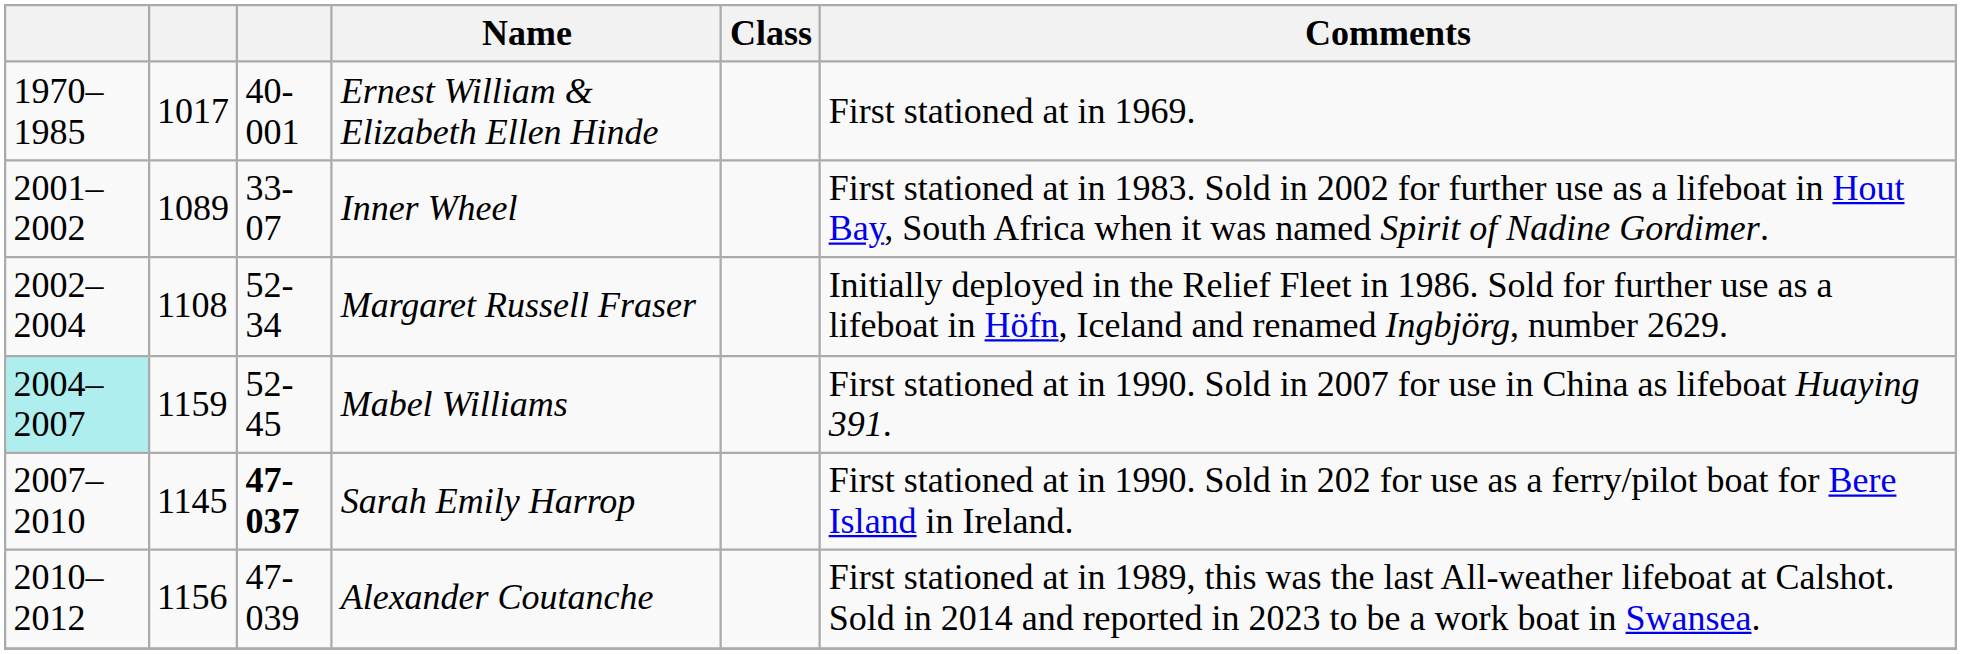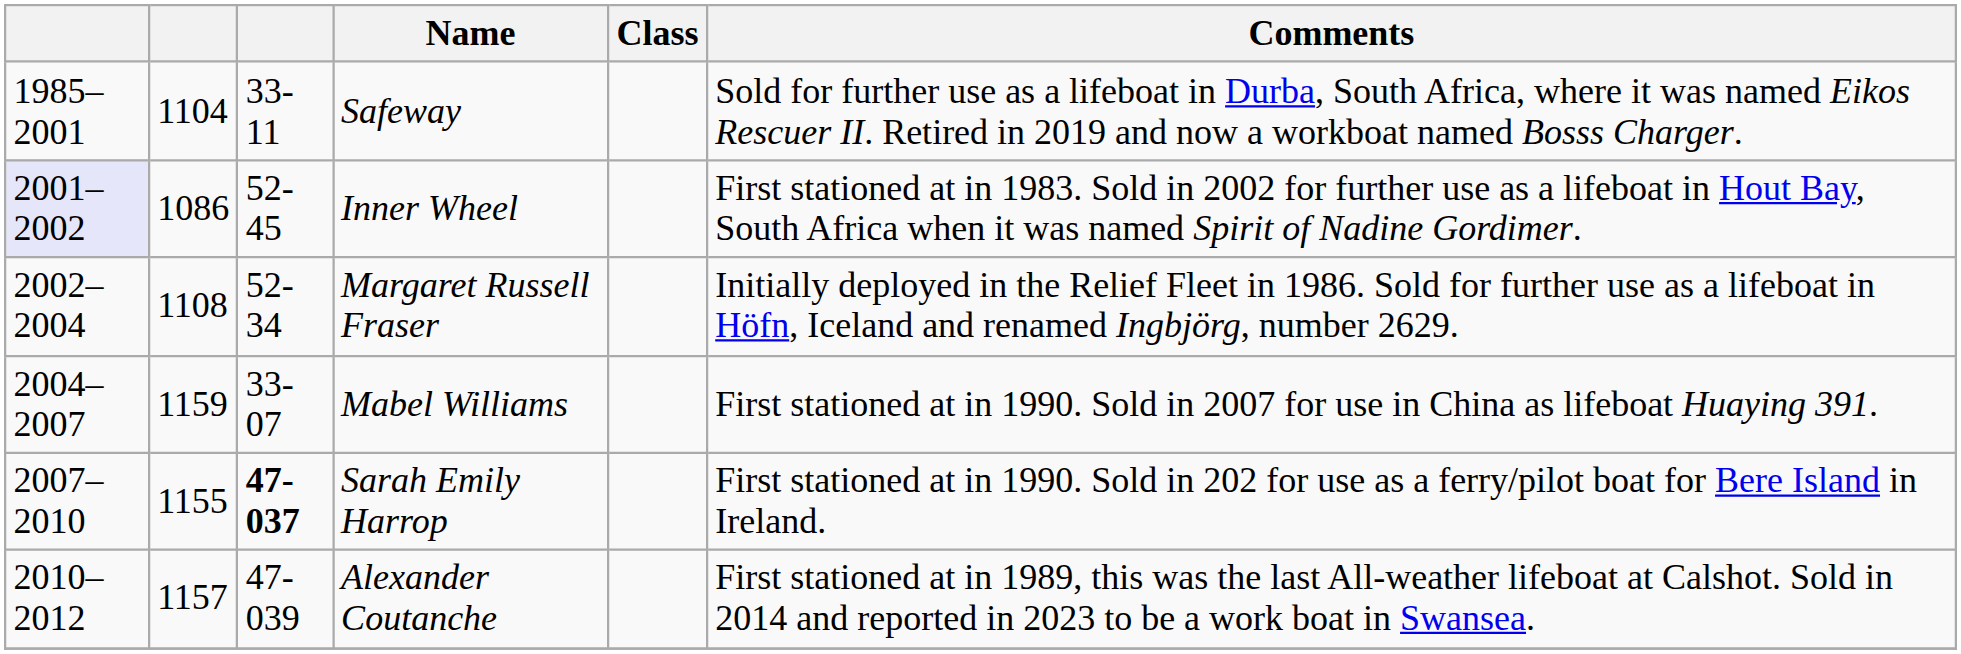- row: (500, 110)
+ row: (401, 110)
(58, 207) no background -> (58, 207) lavender background
(193, 207) 1089 -> (193, 207) 1086
(269, 207) 33-07 -> (270, 207) 52-45
(58, 403) paleturquoise background -> (58, 403) no background
(269, 403) 52-45 -> (270, 403) 33-07
(192, 500) 1145 -> (193, 500) 1155
(192, 598) 1156 -> (193, 598) 1157
